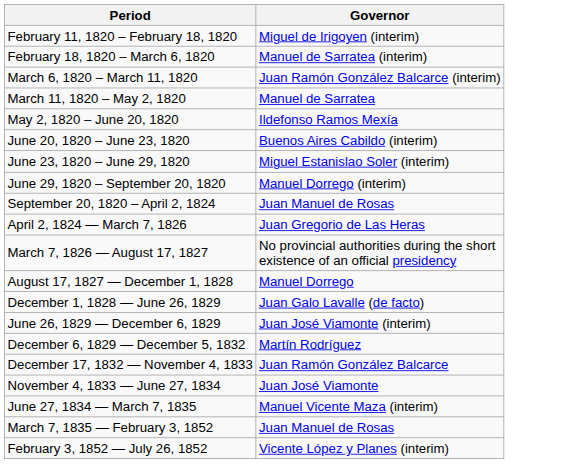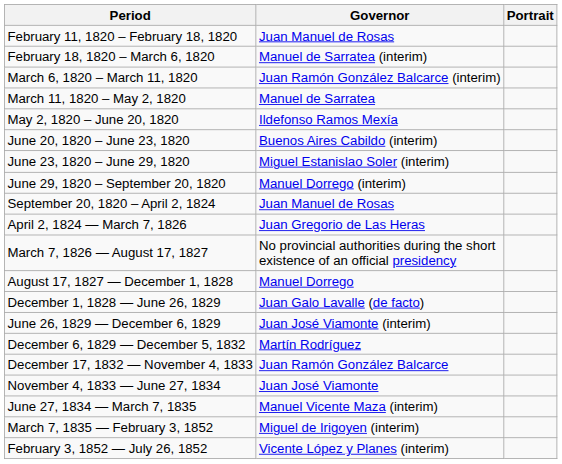+ column: (530, 15)
(339, 36) Miguel de Irigoyen (interim) -> (327, 36) Juan Manuel de Rosas
(327, 428) Juan Manuel de Rosas -> (339, 428) Miguel de Irigoyen (interim)
